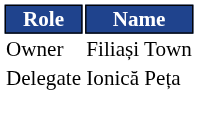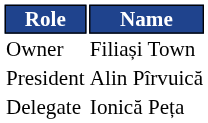+ row: (45, 78)
